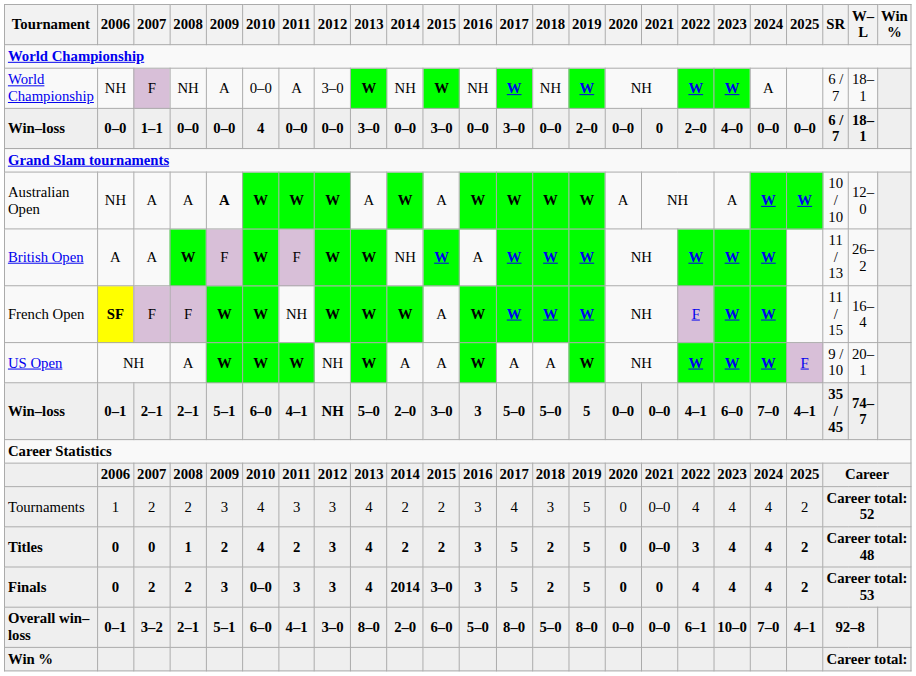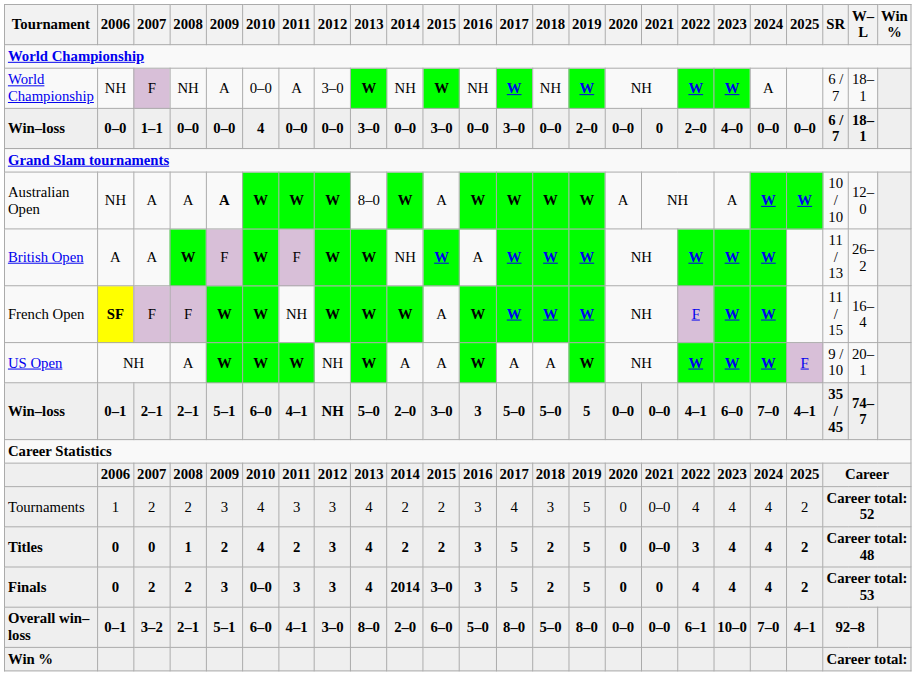(369, 200) A -> (369, 200) 8–0
